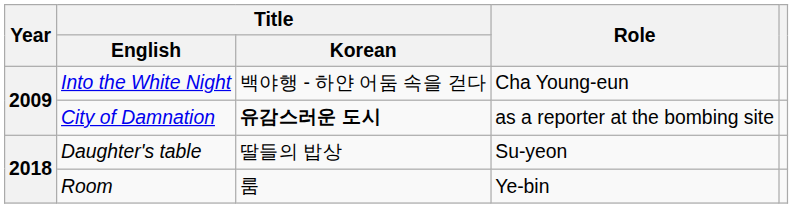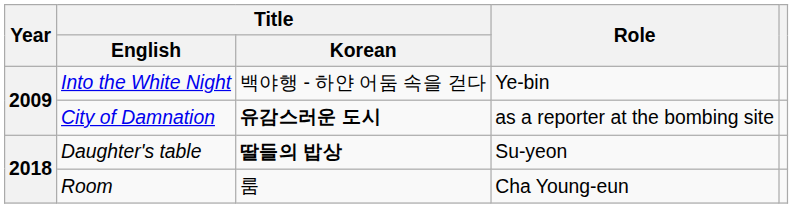(562, 83) Cha Young-eun -> (522, 83) Ye-bin
(291, 151) normal -> (291, 151) bold
(522, 186) Ye-bin -> (562, 186) Cha Young-eun
